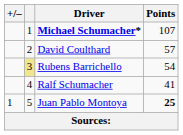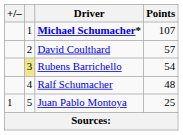(170, 84) 41 -> (170, 84) 48
(170, 102) bold -> (170, 102) normal
